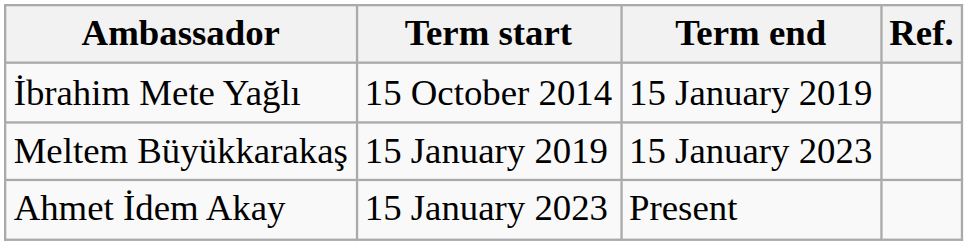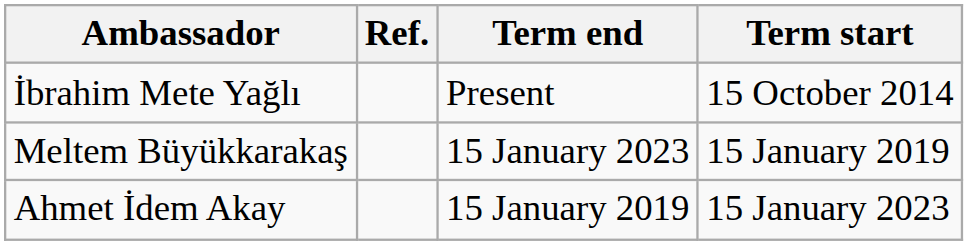columns swapped: (488, 33) <-> (921, 33)
(751, 92) 15 January 2019 -> (500, 92) Present
(683, 208) Present -> (568, 208) 15 January 2019
